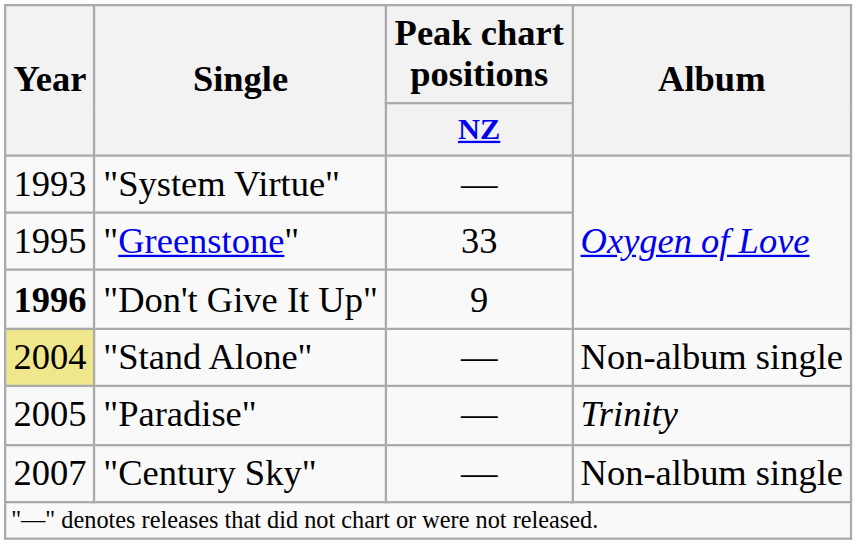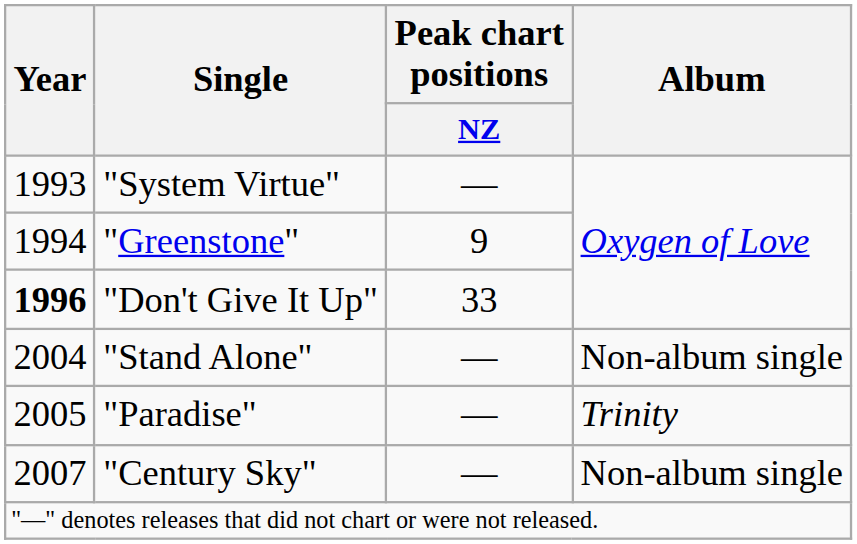(50, 241) 1995 -> (50, 241) 1994
(479, 241) 33 -> (479, 241) 9
(479, 298) 9 -> (479, 298) 33
(50, 356) khaki background -> (50, 356) no background
